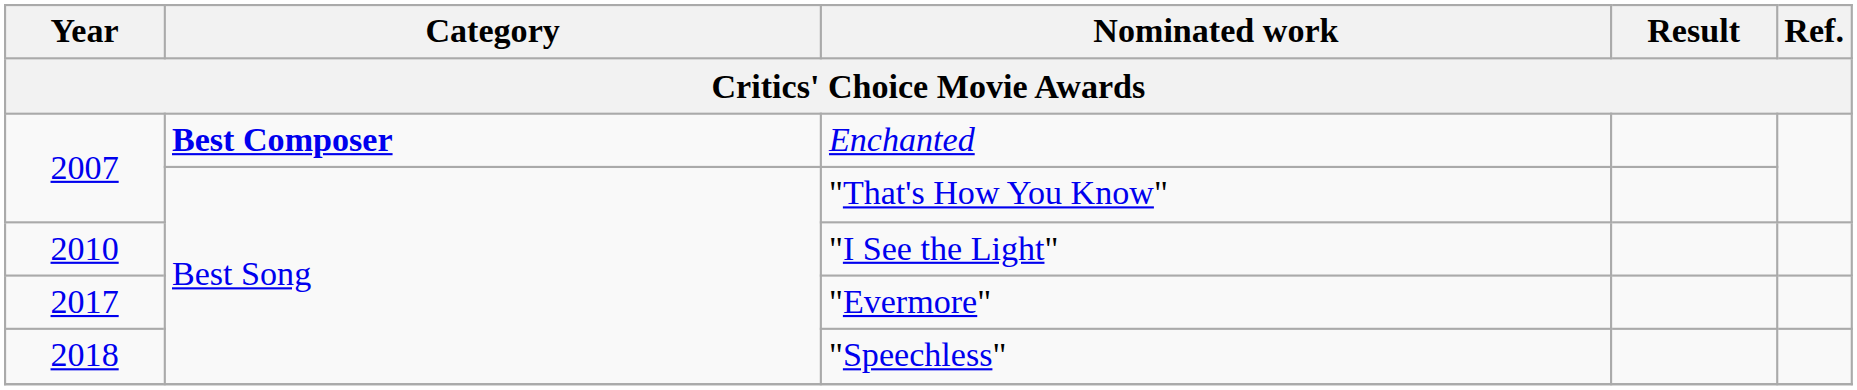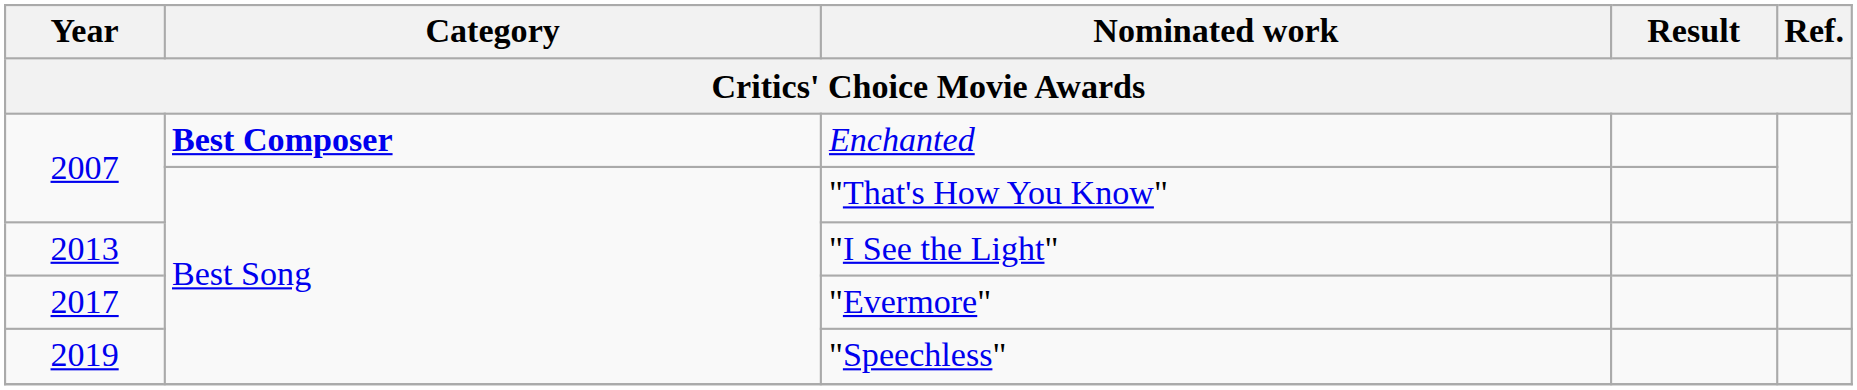(85, 247) 2010 -> (85, 247) 2013
(85, 355) 2018 -> (85, 355) 2019
